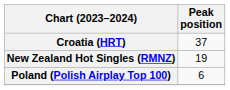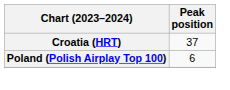- row: (91, 59)
